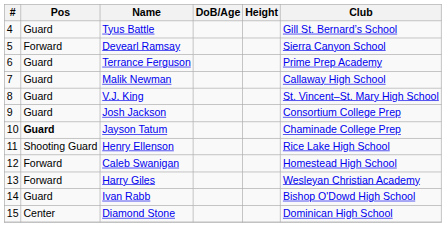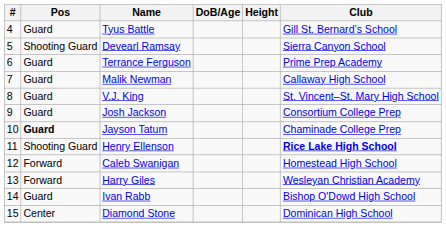(43, 46) Forward -> (60, 46) Shooting Guard
(336, 146) normal -> (340, 146) bold
